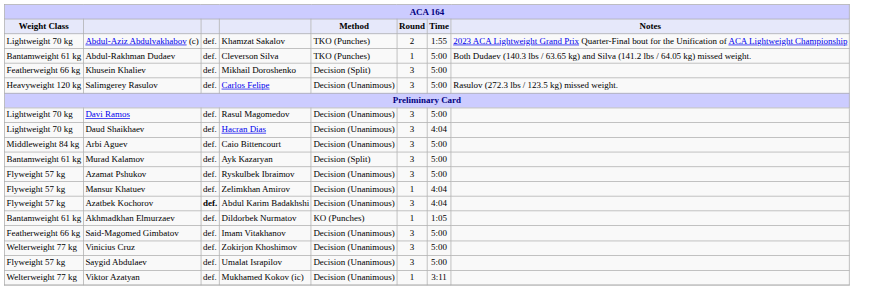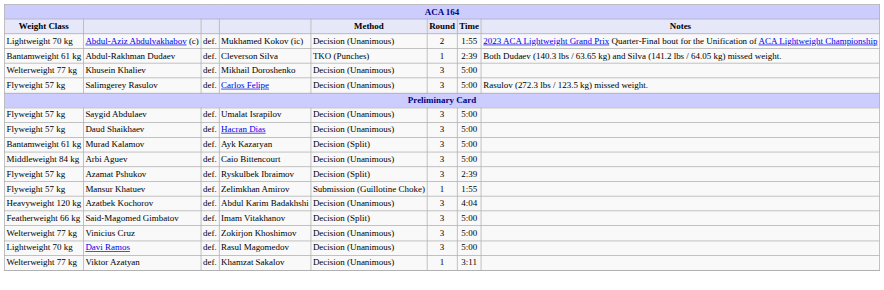(253, 41) Khamzat Sakalov -> (262, 41) Mukhamed Kokov (ic)
(342, 41) TKO (Punches) -> (354, 41) Decision (Unanimous)
(439, 55) 5:00 -> (469, 55) 2:39
(43, 70) Featherweight 66 kg -> (42, 70) Welterweight 77 kg
(342, 70) Decision (Split) -> (354, 70) Decision (Unanimous)
(44, 85) Heavyweight 120 kg -> (36, 85) Flyweight 57 kg
rows swapped: (108, 115) <-> (116, 262)
(40, 129) Lightweight 70 kg -> (36, 129) Flyweight 57 kg
(439, 129) 4:04 -> (469, 129) 5:00
rows swapped: (115, 159) <-> (106, 144)
(354, 174) Decision (Unanimous) -> (341, 174) Decision (Split)
(439, 174) 5:00 -> (469, 174) 2:39
(354, 188) Decision (Unanimous) -> (369, 188) Submission (Guillotine Choke)
(439, 188) 4:04 -> (469, 188) 1:55
(36, 203) Flyweight 57 kg -> (44, 203) Heavyweight 120 kg
(210, 203) bold -> (210, 203) normal
- row: (130, 218)
(354, 233) Decision (Unanimous) -> (341, 218) Decision (Split)
(263, 277) Mukhamed Kokov (ic) -> (253, 262) Khamzat Sakalov
